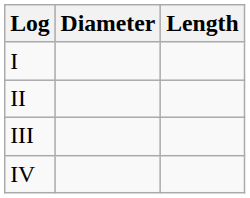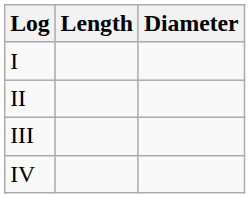columns swapped: (108, 23) <-> (202, 23)
